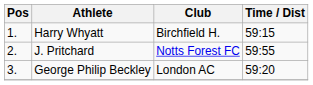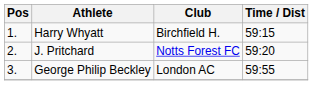(260, 51) 59:55 -> (260, 51) 59:20
(260, 70) 59:20 -> (260, 70) 59:55
